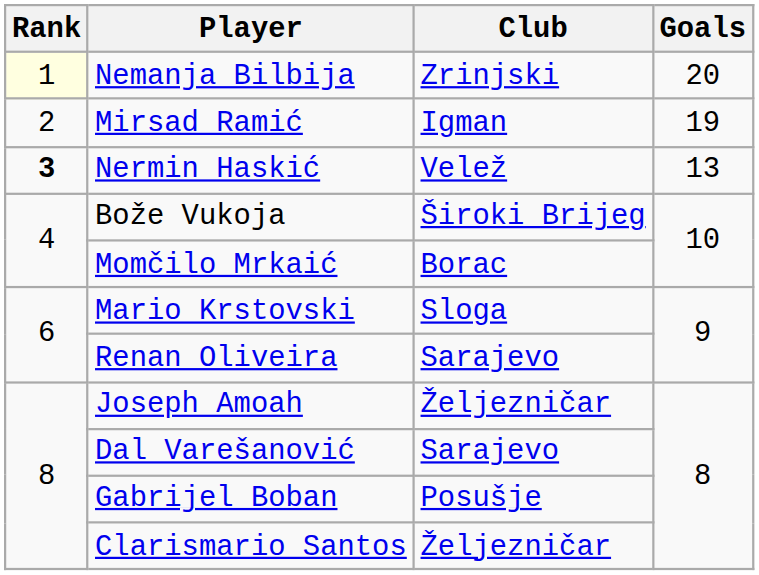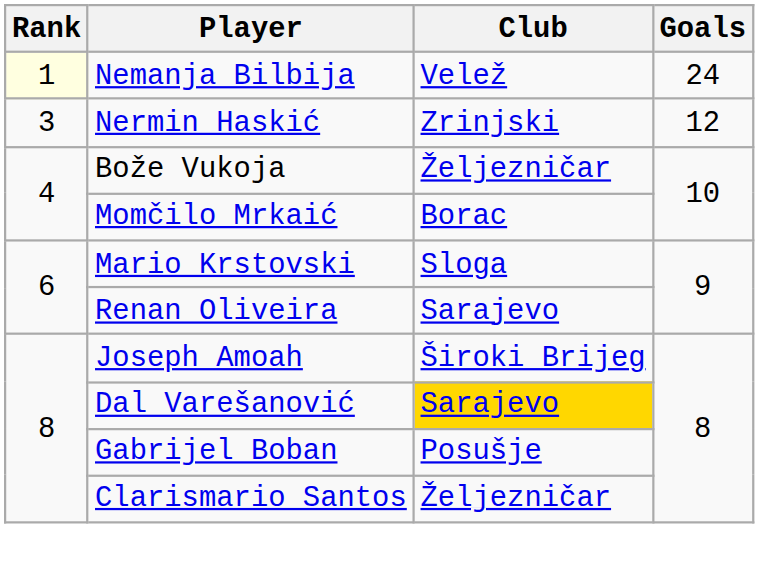(490, 76) Zrinjski -> (464, 76) Velež
(703, 76) 20 -> (703, 76) 24
- row: (199, 123)
(47, 170) bold -> (47, 123) normal
(464, 170) Velež -> (490, 123) Zrinjski
(703, 170) 13 -> (703, 123) 12
(533, 217) Široki Brijeg -> (516, 170) Željezničar
(516, 405) Željezničar -> (533, 358) Široki Brijeg
(490, 452) no background -> (490, 405) gold background
